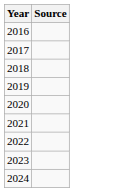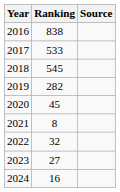+ column: (55, 13)
